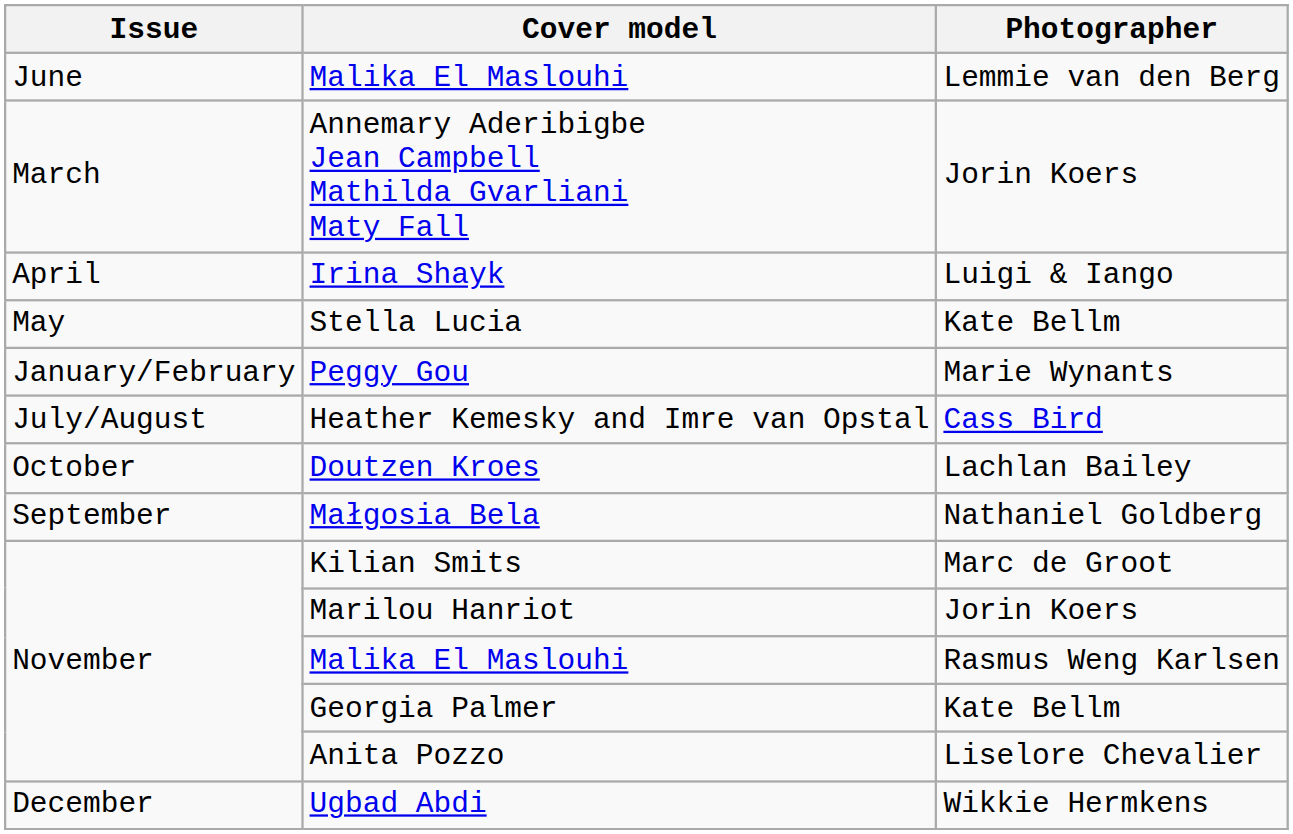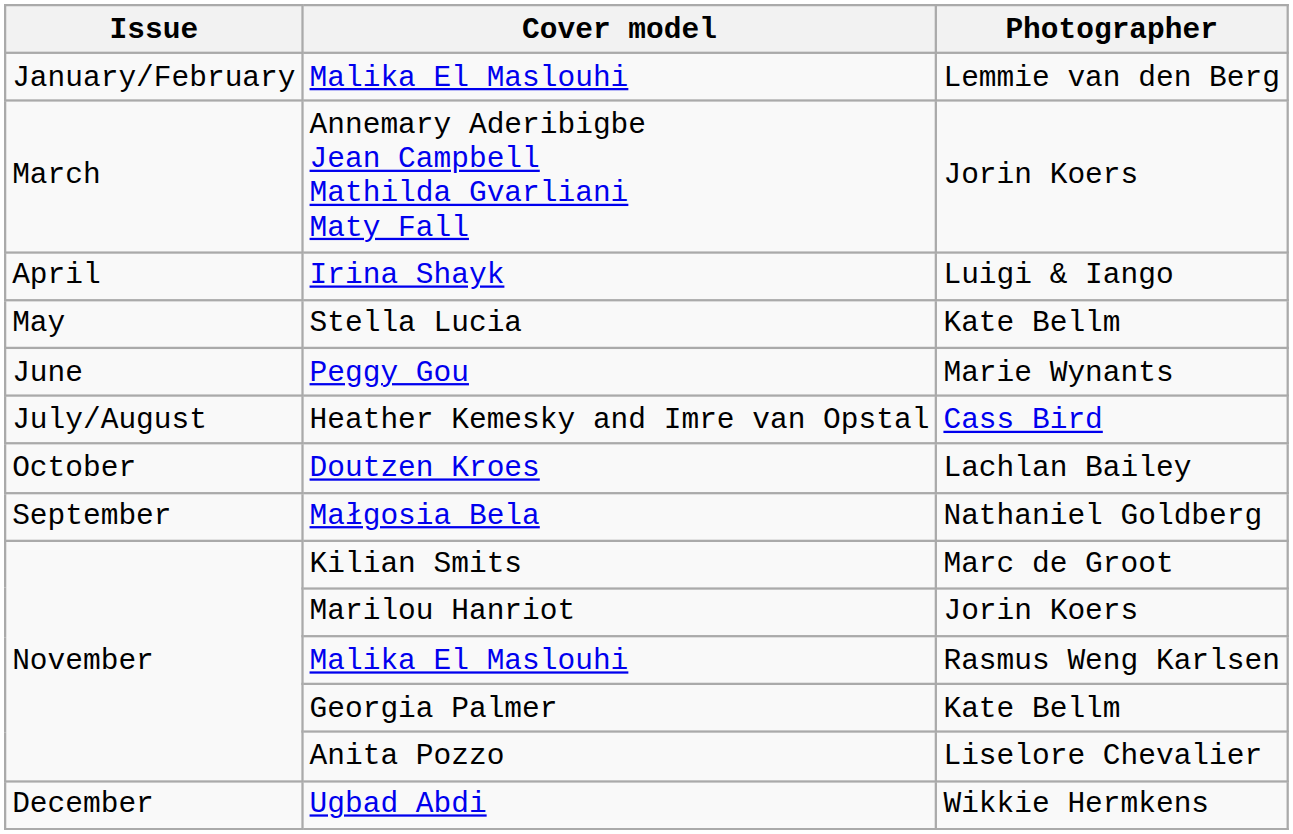(48, 77) June -> (154, 77) January/February
(154, 372) January/February -> (48, 372) June
